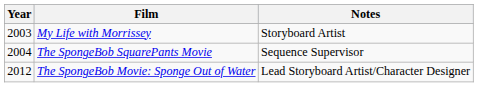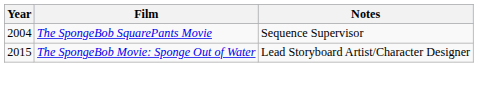- row: (94, 33)
(19, 71) 2012 -> (19, 52) 2015
